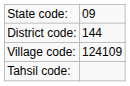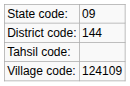rows swapped: (39, 71) <-> (41, 52)
